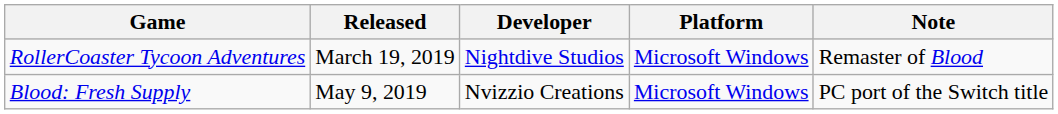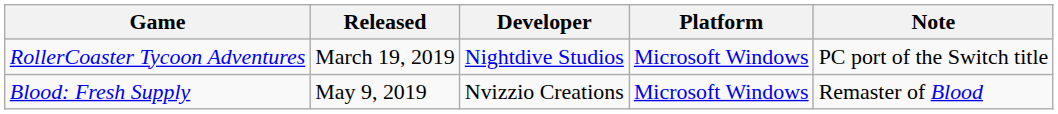(901, 56) Remaster of Blood -> (933, 56) PC port of the Switch title
(933, 91) PC port of the Switch title -> (901, 91) Remaster of Blood
